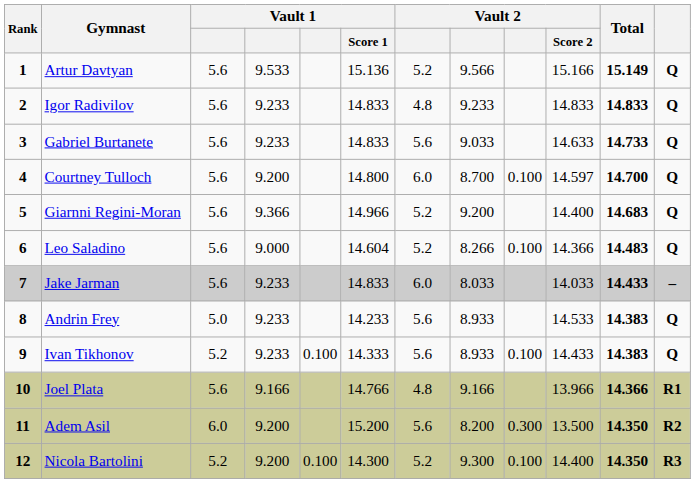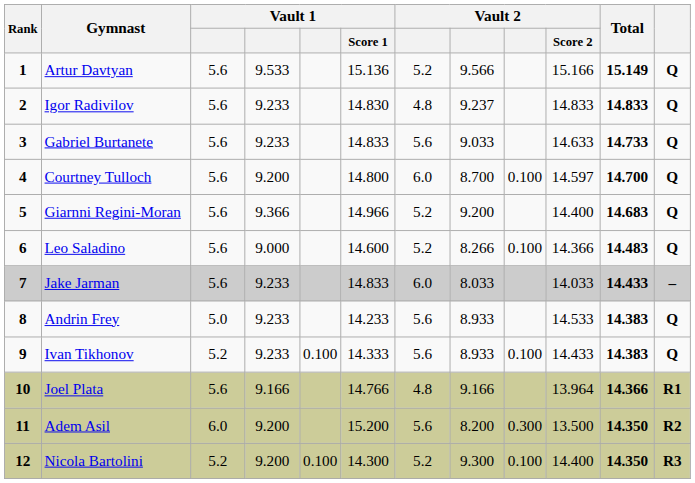(368, 105) 14.833 -> (368, 105) 14.830
(477, 105) 9.233 -> (477, 105) 9.237
(368, 247) 14.604 -> (368, 247) 14.600
(573, 390) 13.966 -> (573, 390) 13.964
